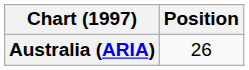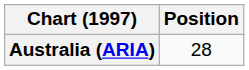(201, 49) 26 -> (201, 49) 28
